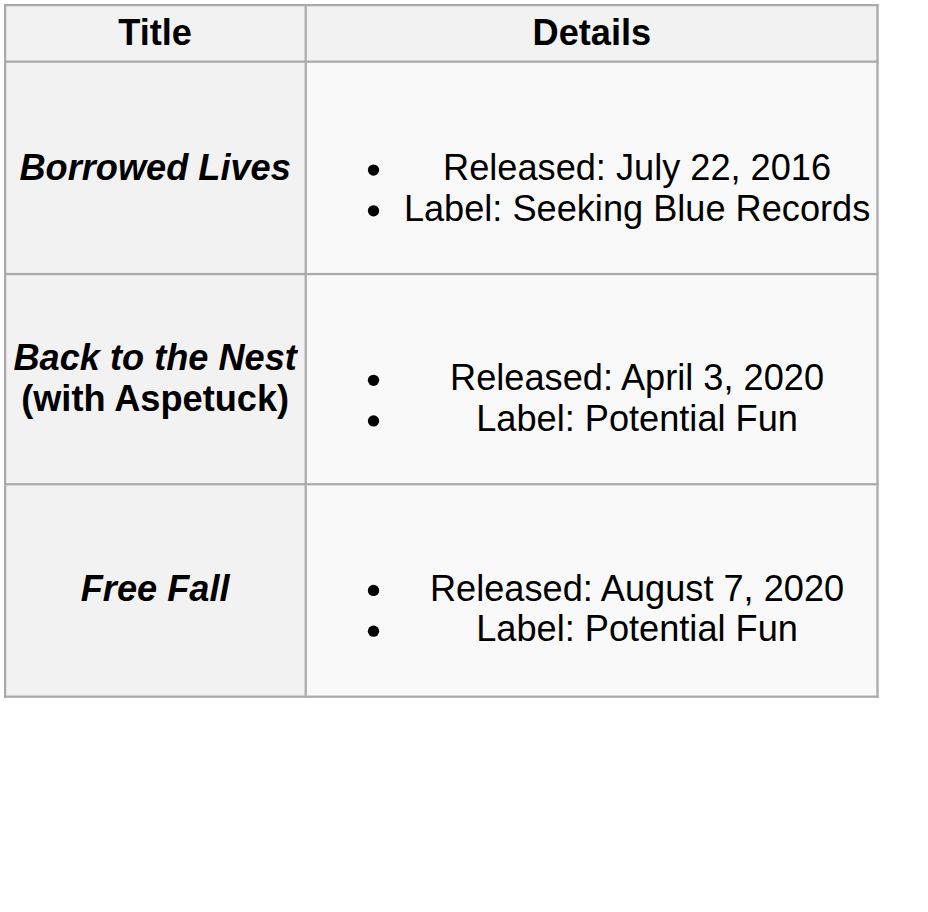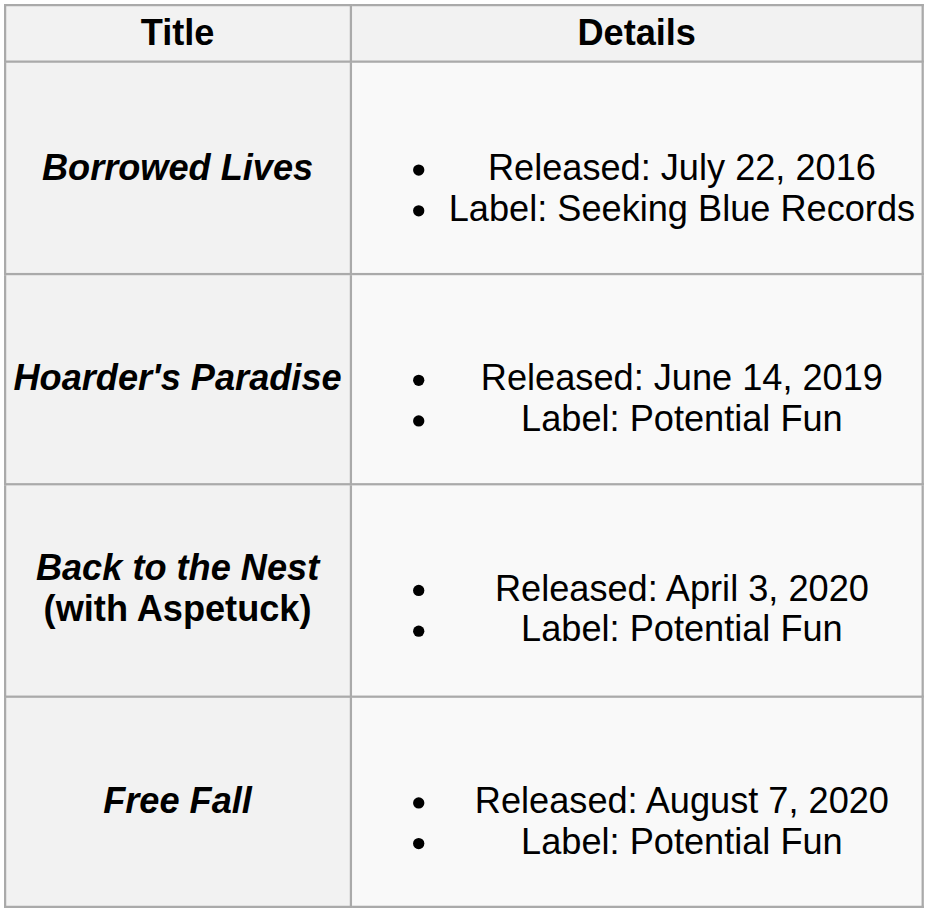+ row: (178, 378)
